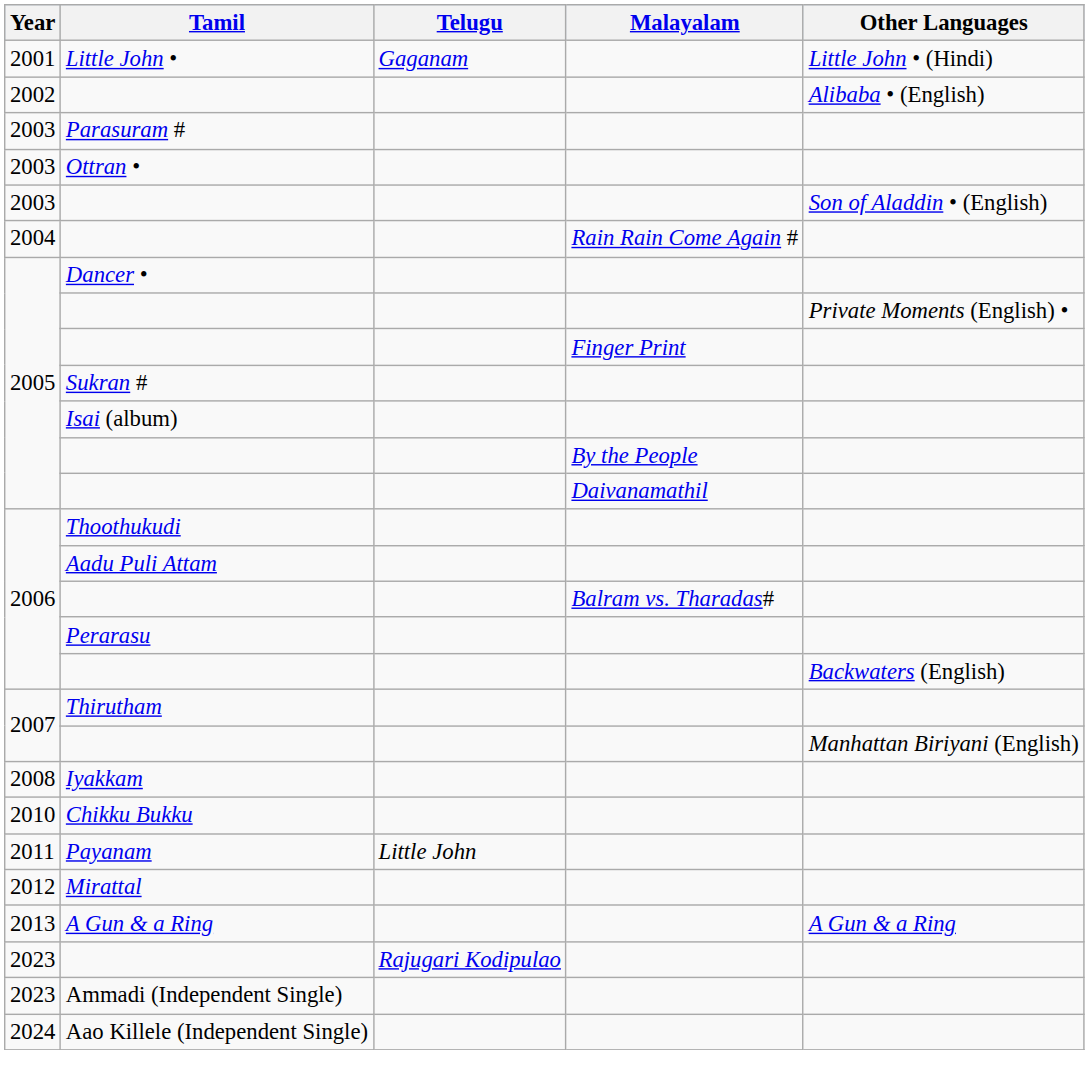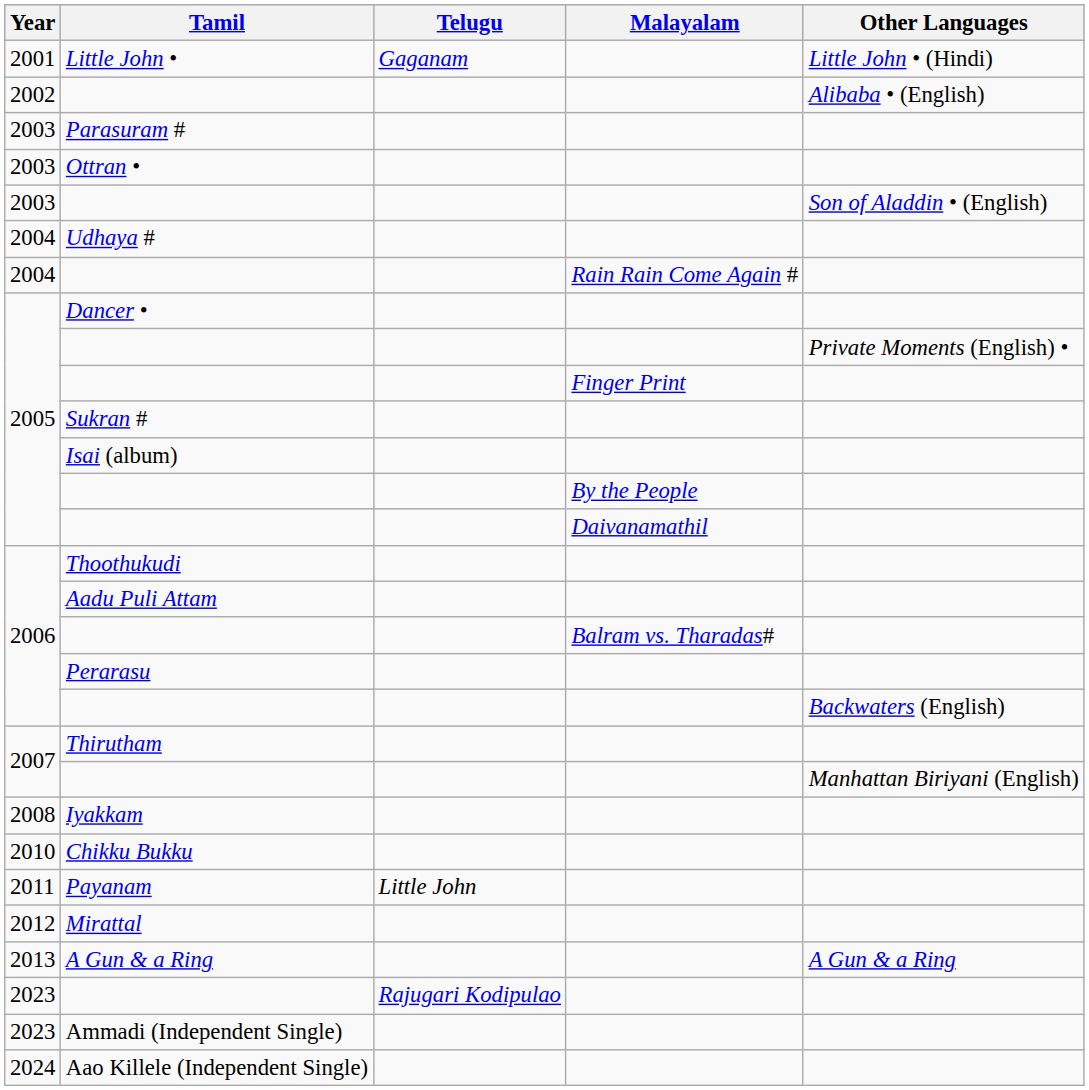+ row: (33, 238)
